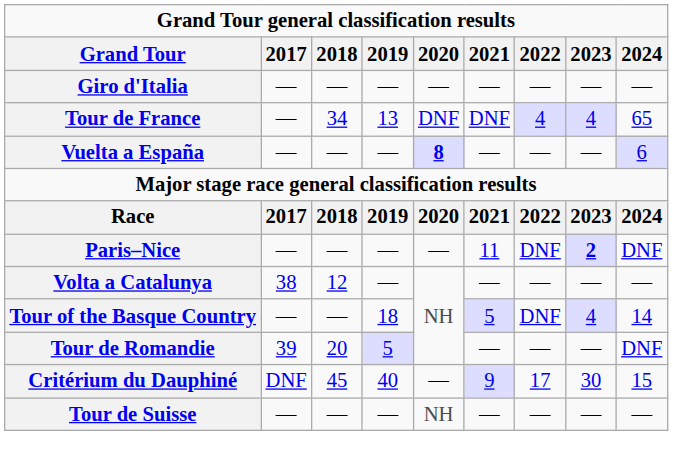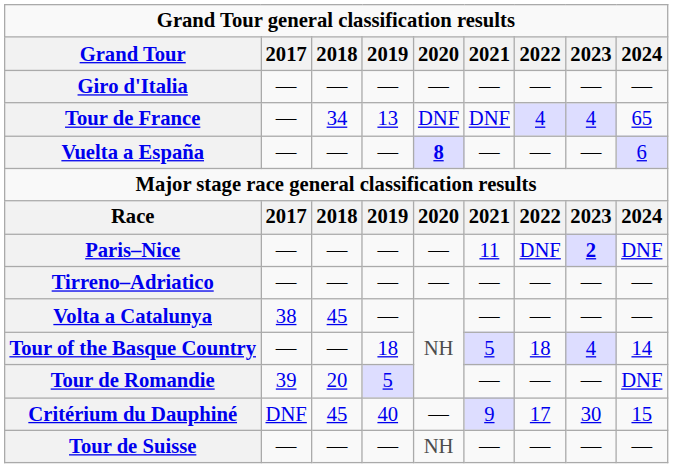+ row: (133, 282)
(337, 282) 12 -> (337, 315) 45
(540, 315) DNF -> (540, 348) 18
